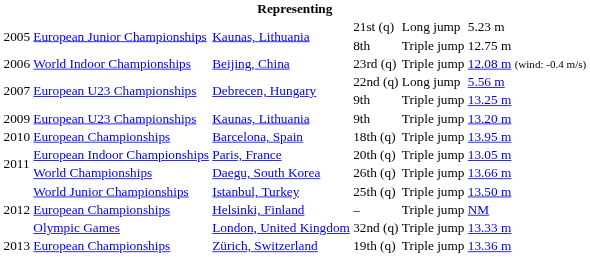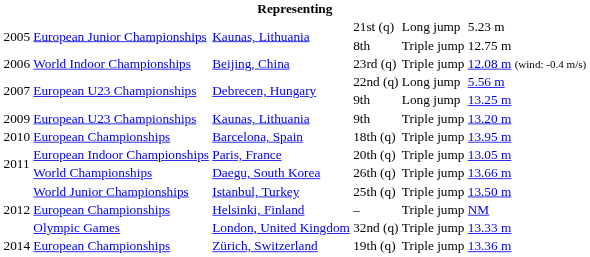(433, 100) Triple jump -> (431, 100) Long jump
(17, 246) 2013 -> (17, 246) 2014
